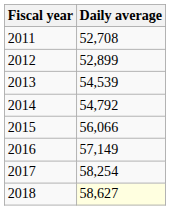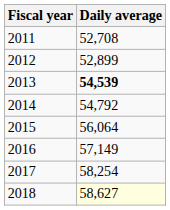(99, 82) normal -> (99, 82) bold
(99, 127) 56,066 -> (99, 127) 56,064
